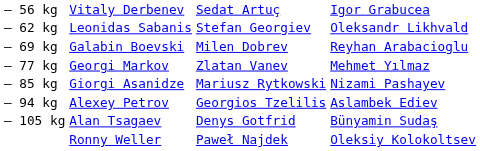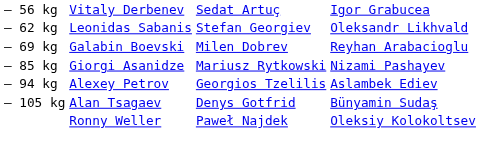- row: (31, 65)
